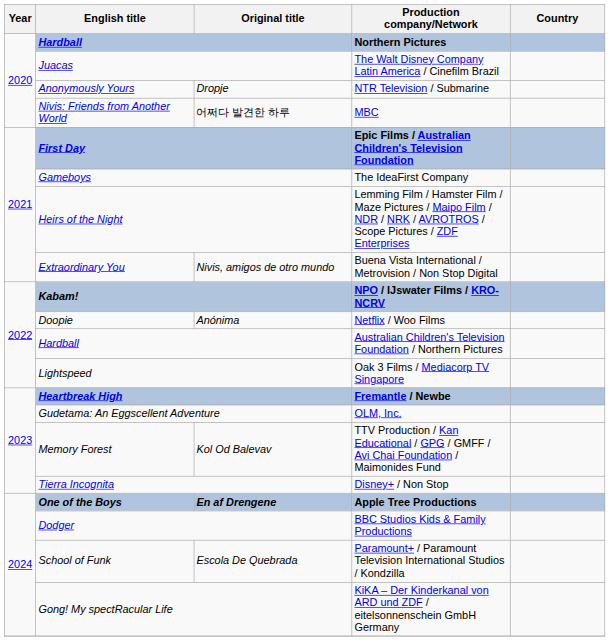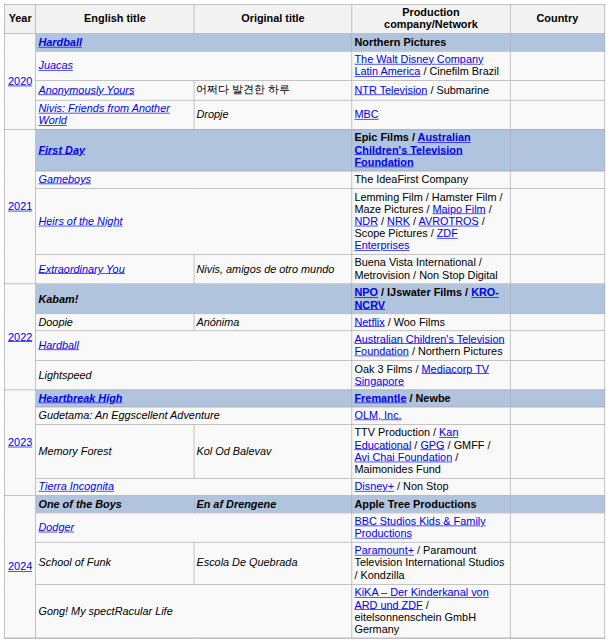(212, 89) Dropje -> (243, 90) 어쩌다 발견한 하루
(243, 112) 어쩌다 발견한 하루 -> (212, 114) Dropje
